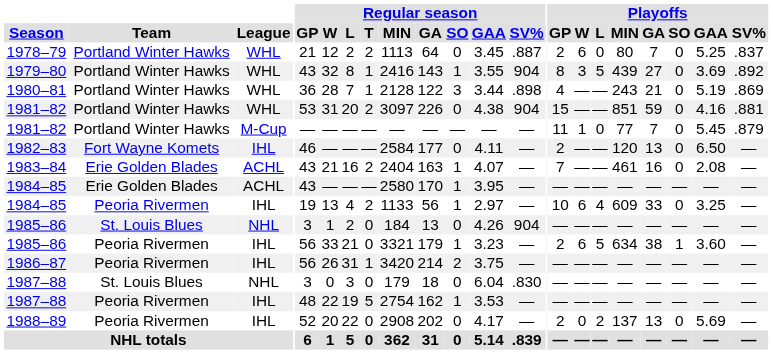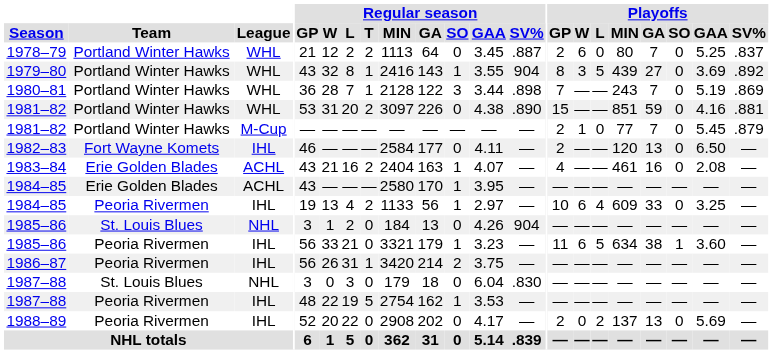(560, 90) 4 -> (560, 90) 7
(654, 90) 21 -> (654, 90) 7
(527, 109) 904 -> (527, 109) .890
(560, 128) 11 -> (560, 128) 2
(560, 167) 7 -> (560, 167) 4
(560, 244) 2 -> (560, 244) 11
